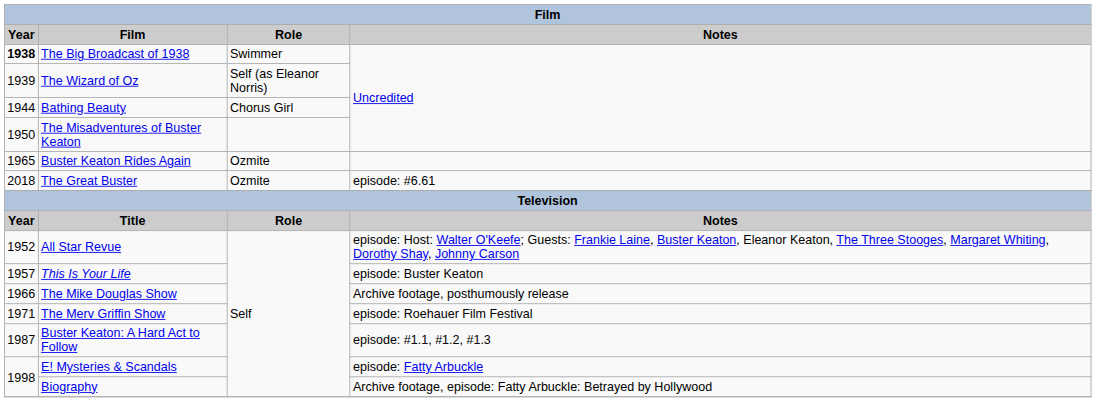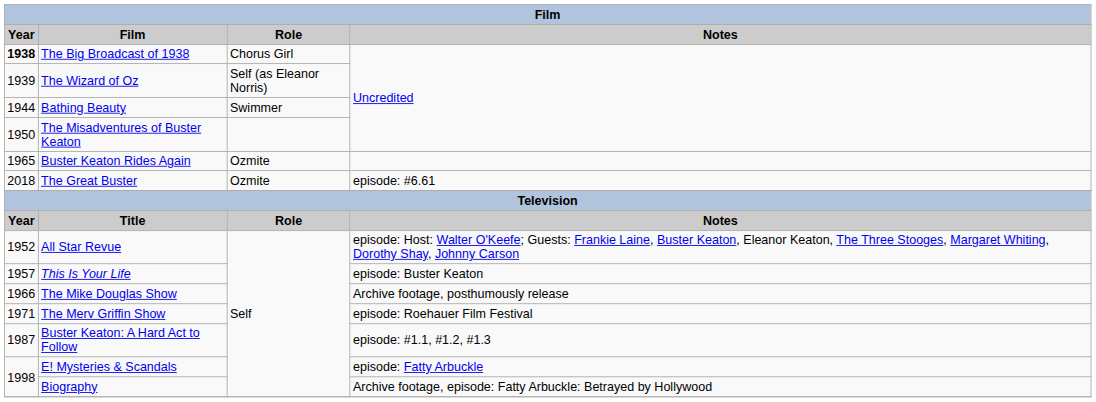(256, 54) Swimmer -> (262, 54) Chorus Girl
(262, 108) Chorus Girl -> (256, 108) Swimmer
